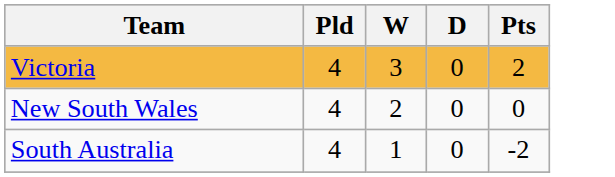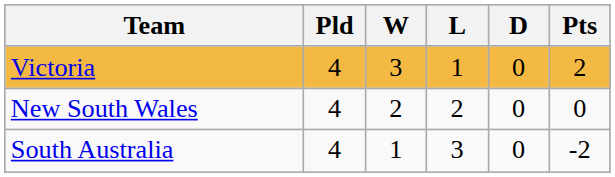+ column: (457, 25)
